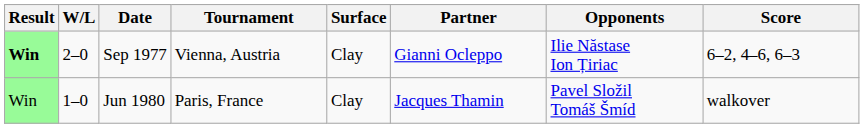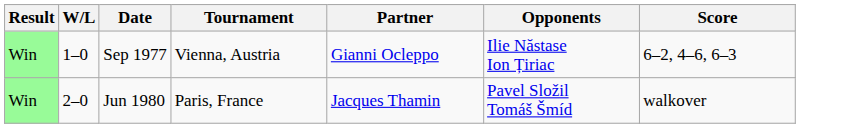- column: (359, 17)
(24, 54) bold -> (23, 54) normal
(75, 54) 2–0 -> (75, 54) 1–0
(75, 100) 1–0 -> (75, 100) 2–0
